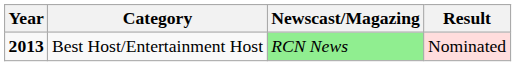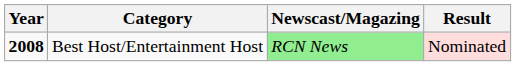(26, 46) 2013 -> (26, 46) 2008
